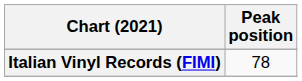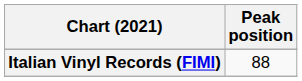(261, 62) 78 -> (261, 62) 88
